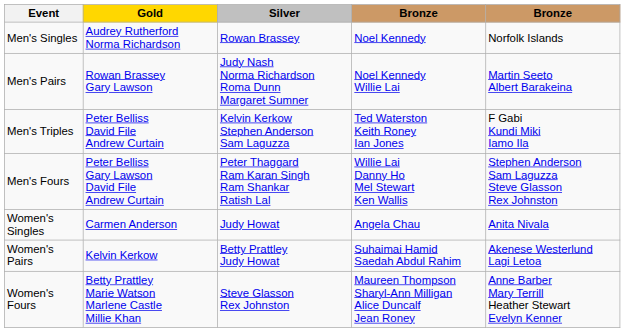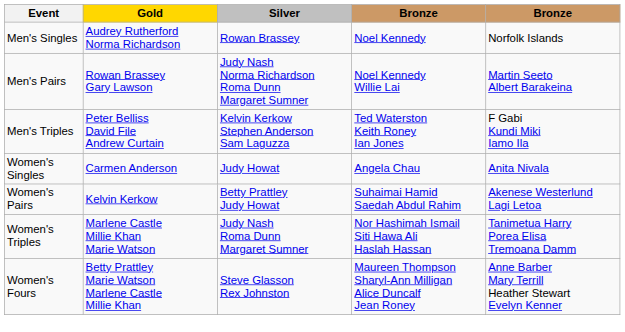- row: (38, 181)
+ row: (30, 236)
